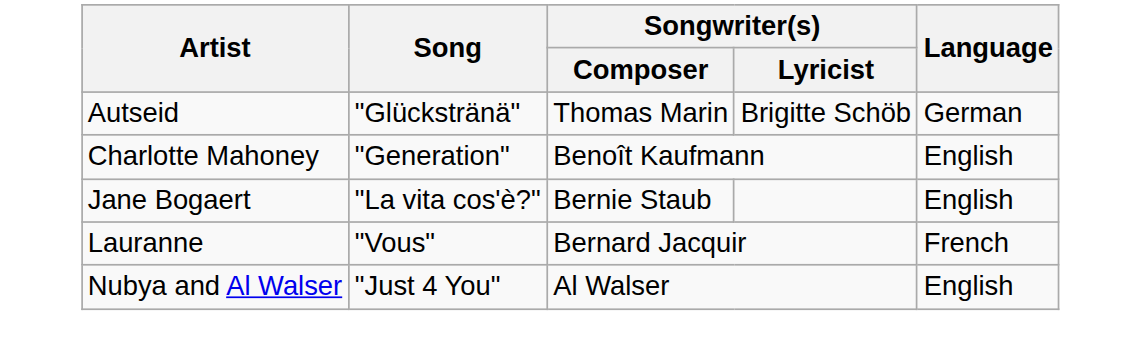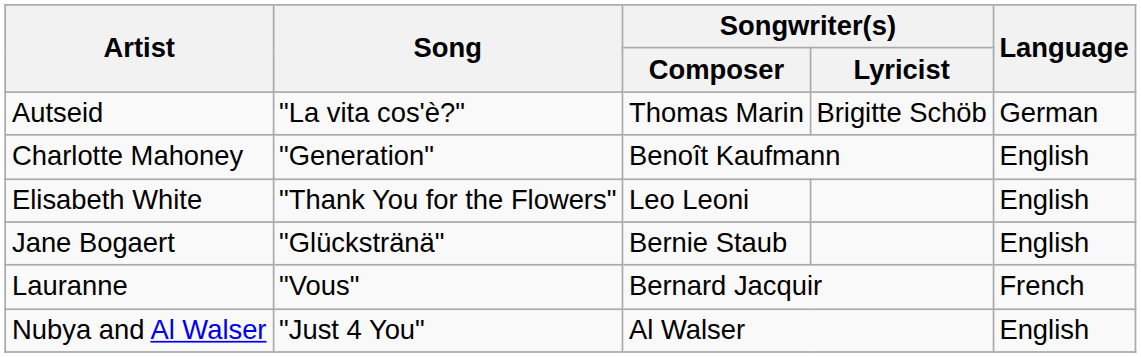(438, 112) "Glückstränä" -> (372, 112) "La vita cos'è?"
+ row: (107, 199)
(448, 199) "La vita cos'è?" -> (362, 243) "Glückstränä"
